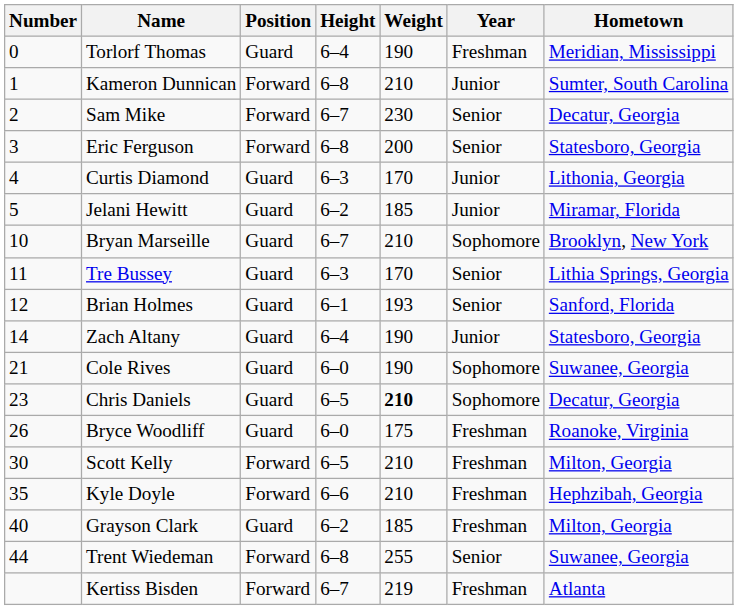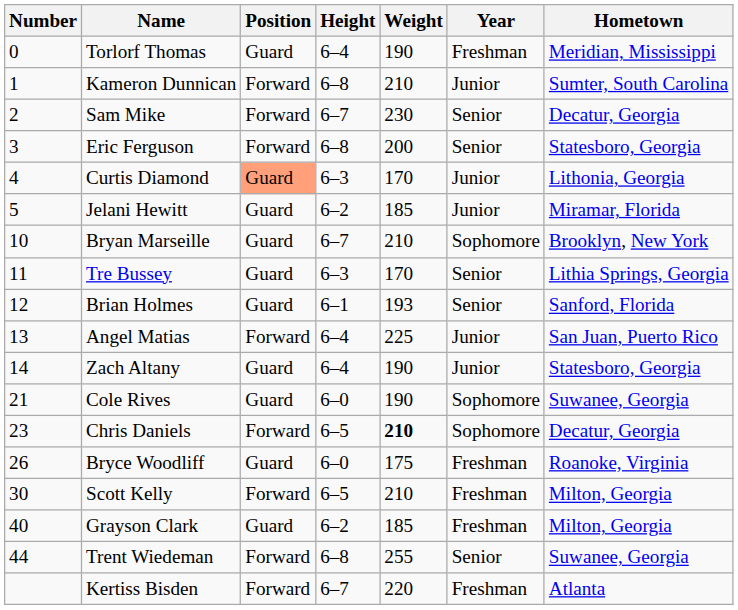(269, 178) no background -> (269, 178) lightsalmon background
+ row: (138, 336)
(269, 399) Guard -> (278, 431) Forward
- row: (130, 494)
(399, 588) 219 -> (399, 588) 220
